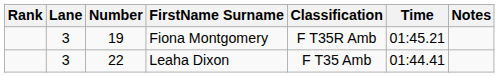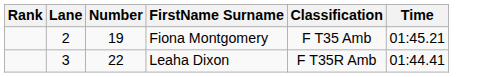- column: (471, 15)
(66, 38) 3 -> (66, 38) 2
(337, 38) F T35R Amb -> (337, 38) F T35 Amb
(337, 60) F T35 Amb -> (337, 60) F T35R Amb
